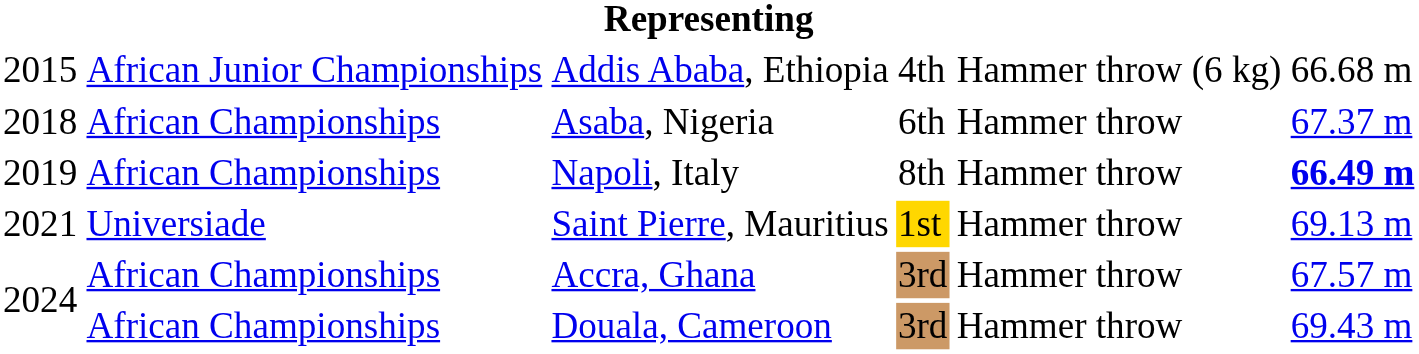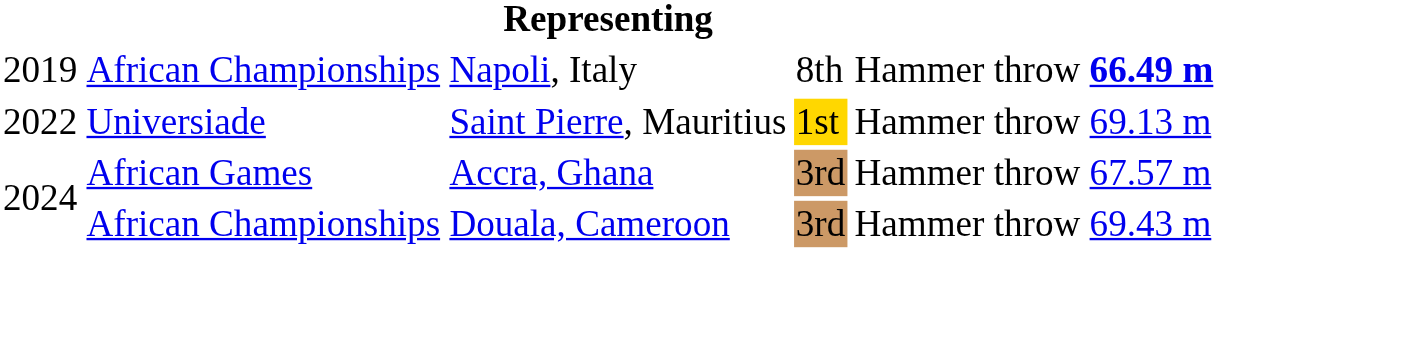- row: (720, 70)
- row: (663, 121)
(40, 223) 2021 -> (40, 121) 2022
(263, 274) African Championships -> (199, 172) African Games
